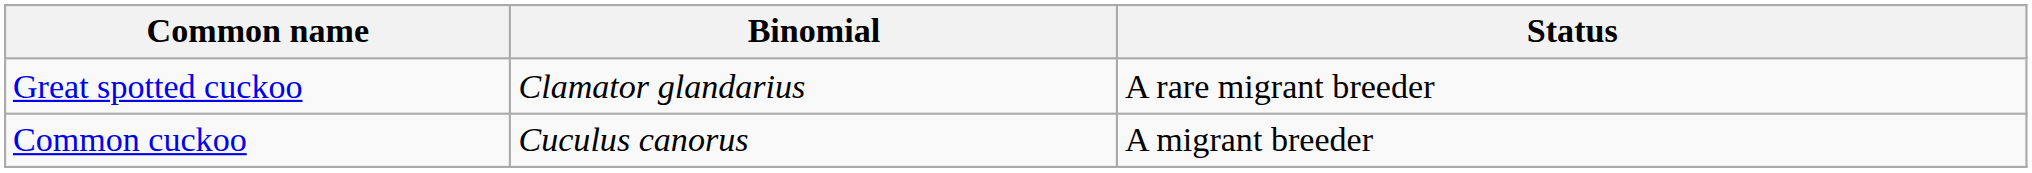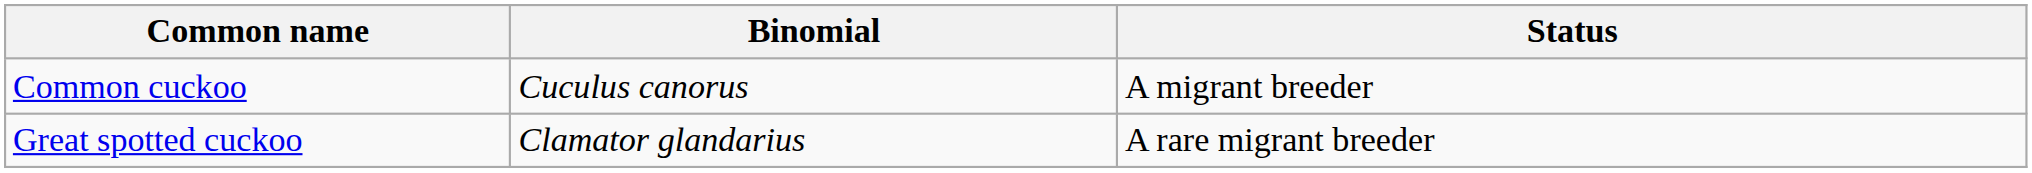rows swapped: (130, 139) <-> (158, 85)
